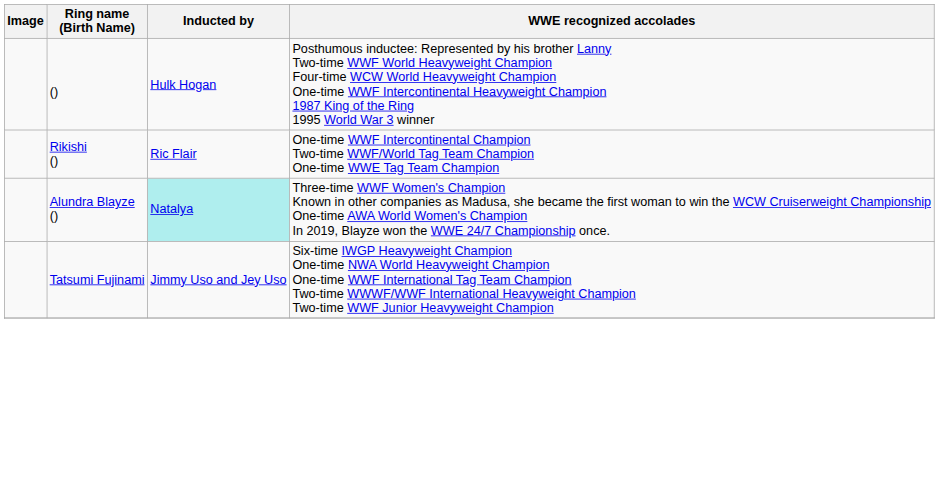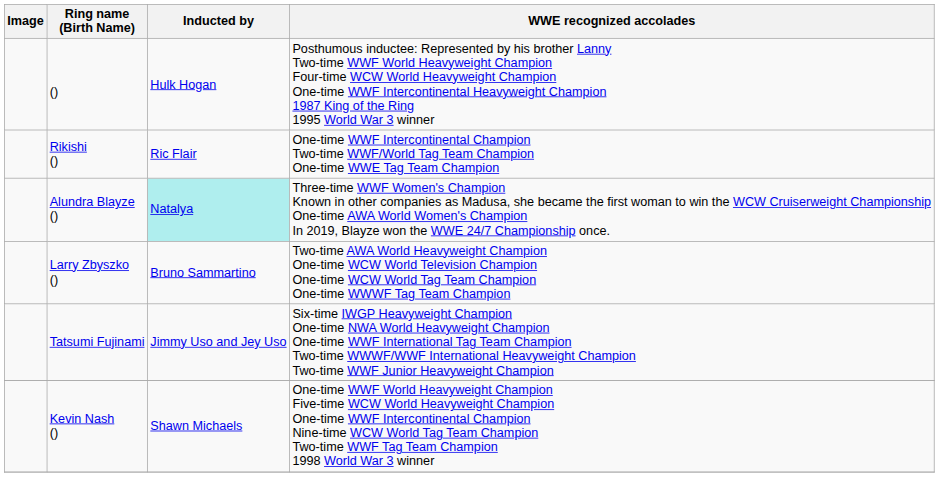+ row: (89, 272)
+ row: (82, 426)
